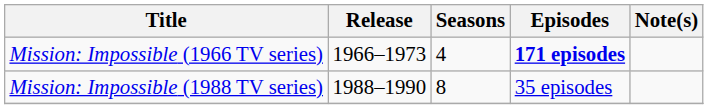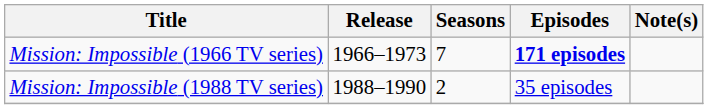(441, 53) 4 -> (441, 53) 7
(441, 86) 8 -> (441, 86) 2
